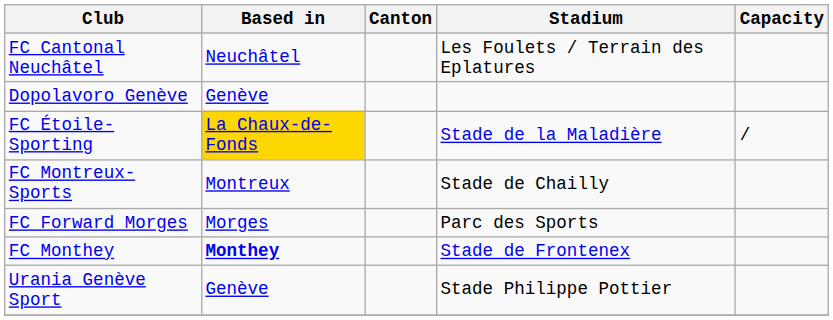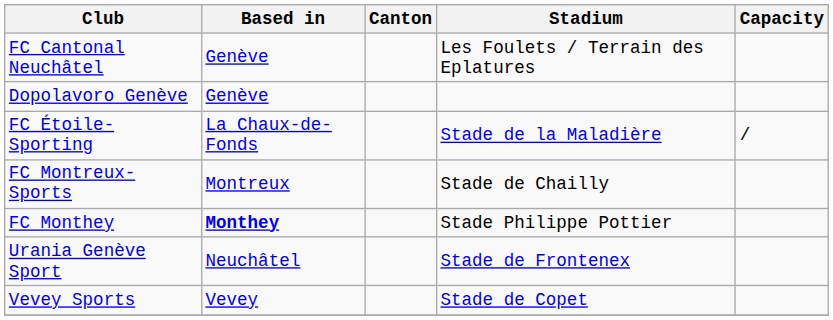(253, 58) Neuchâtel -> (237, 58) Genève
(269, 135) gold background -> (269, 135) no background
- row: (98, 223)
(535, 251) Stade de Frontenex -> (556, 223) Stade Philippe Pottier
(237, 290) Genève -> (253, 261) Neuchâtel
(556, 290) Stade Philippe Pottier -> (535, 261) Stade de Frontenex
+ row: (72, 300)
